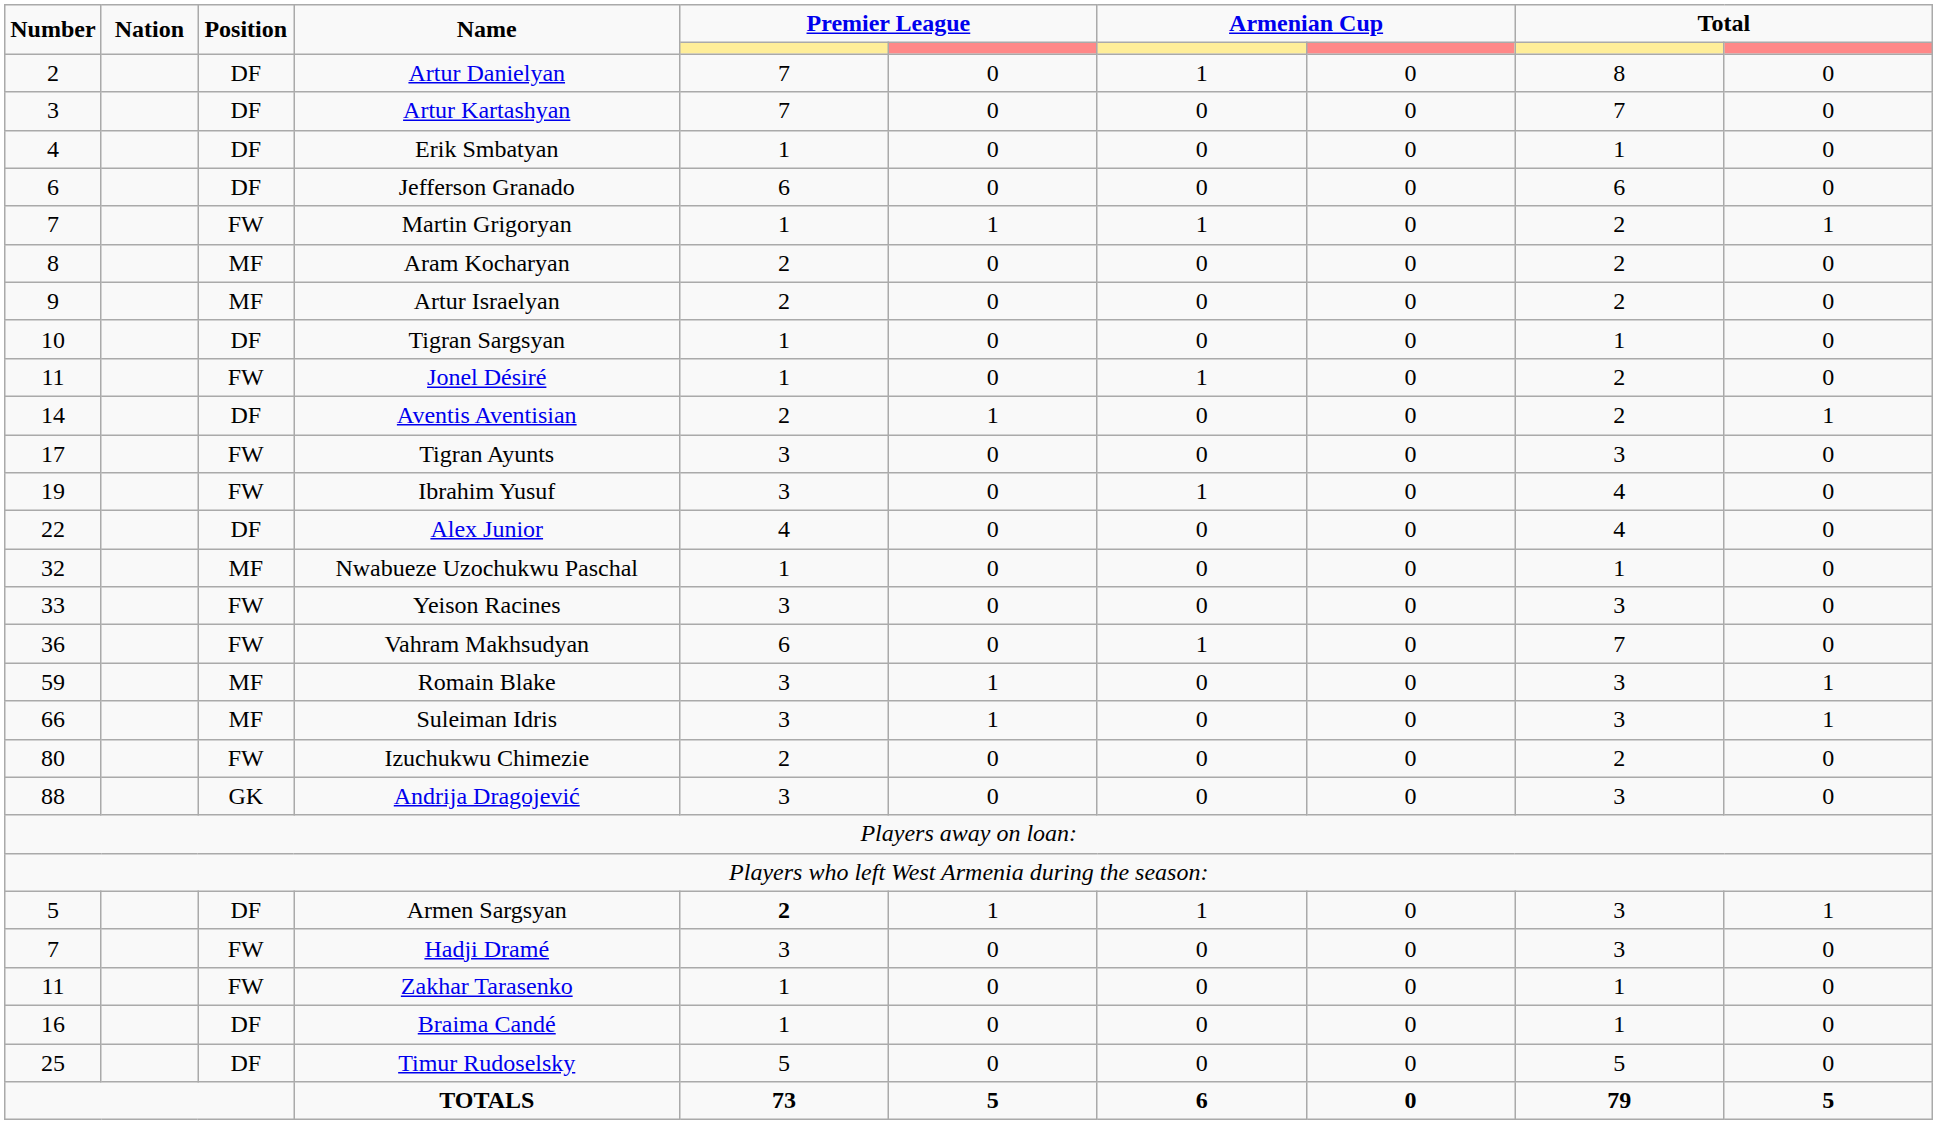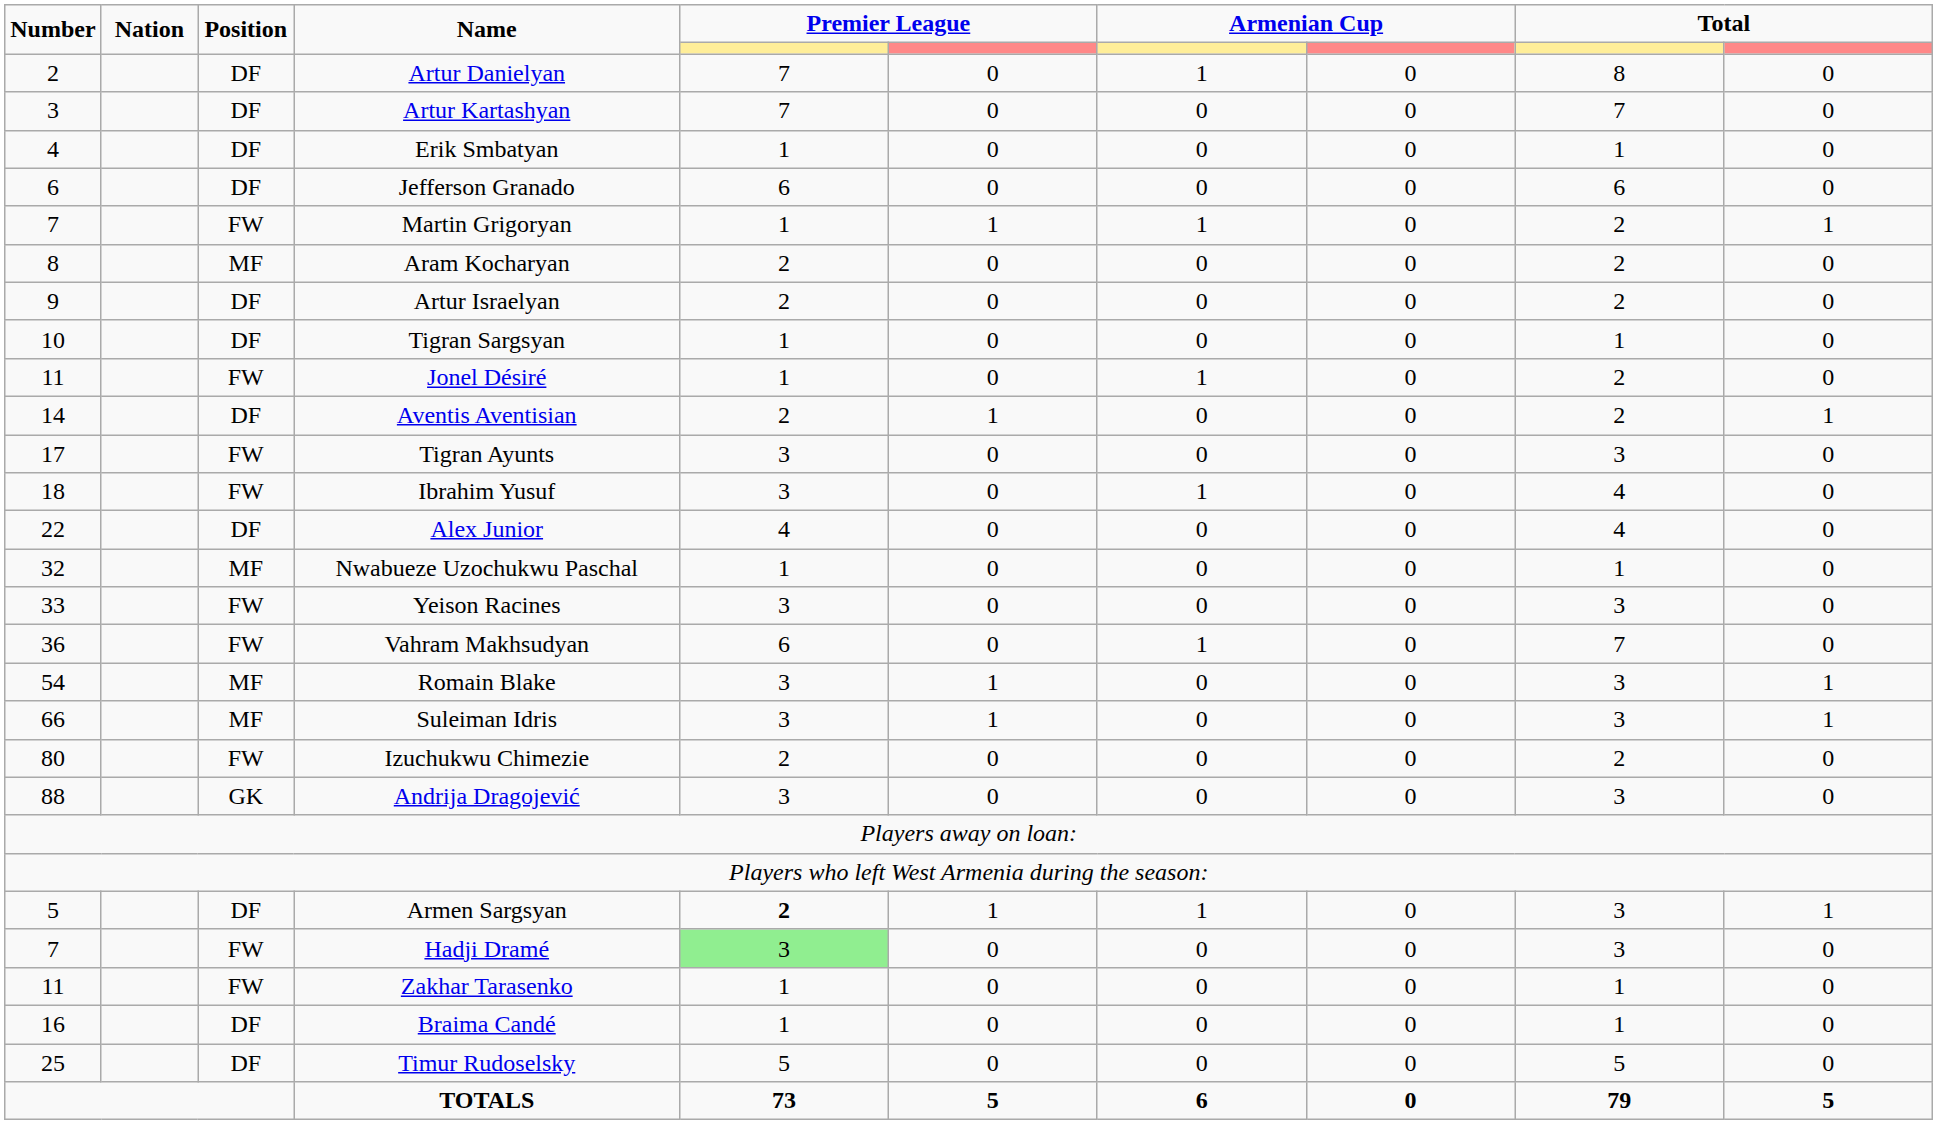(246, 301) MF -> (246, 301) DF
(53, 491) 19 -> (53, 491) 18
(53, 681) 59 -> (53, 681) 54
(784, 948) no background -> (784, 948) lightgreen background
